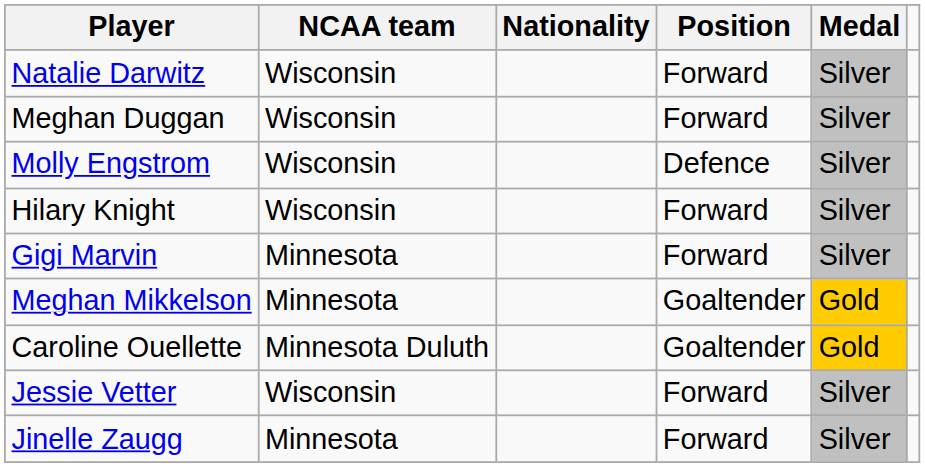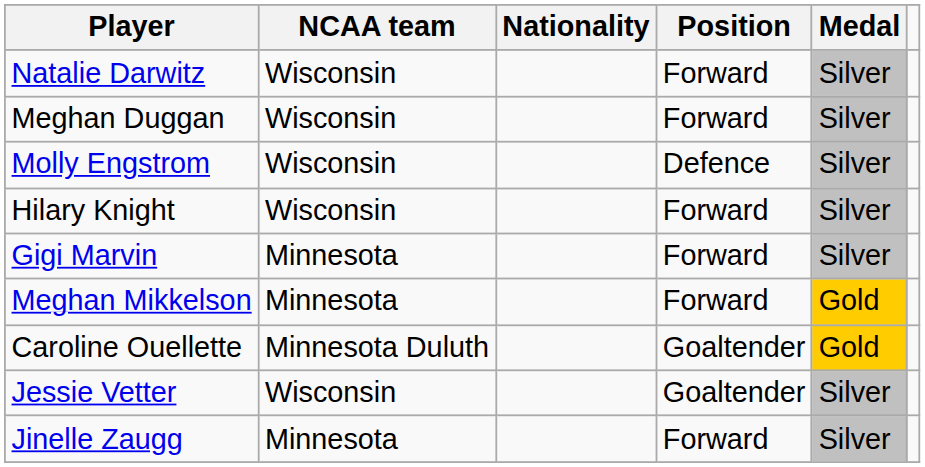(734, 301) Goaltender -> (716, 301) Forward
(716, 392) Forward -> (734, 392) Goaltender
